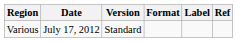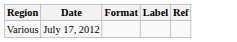- column: (123, 12)
